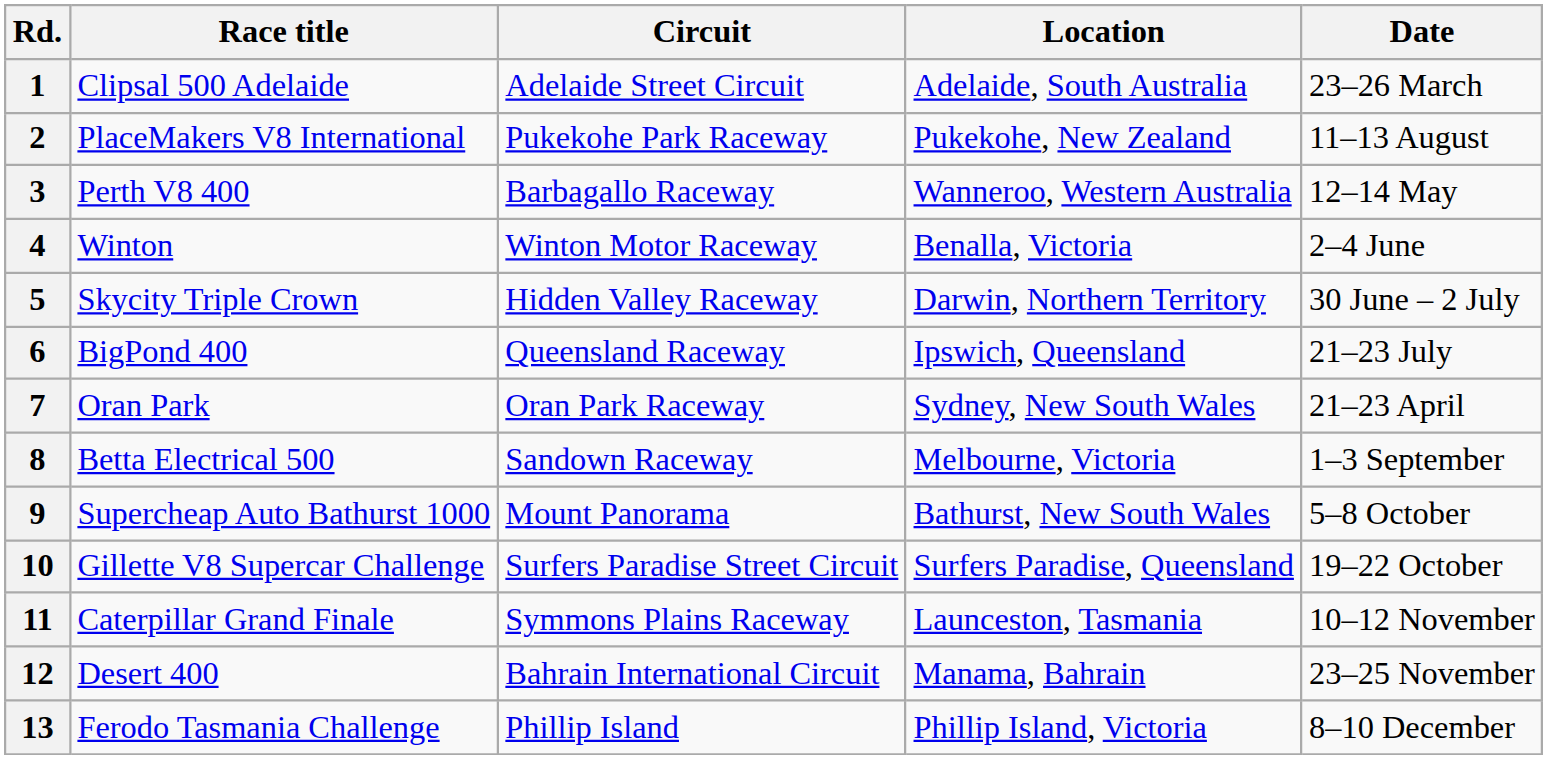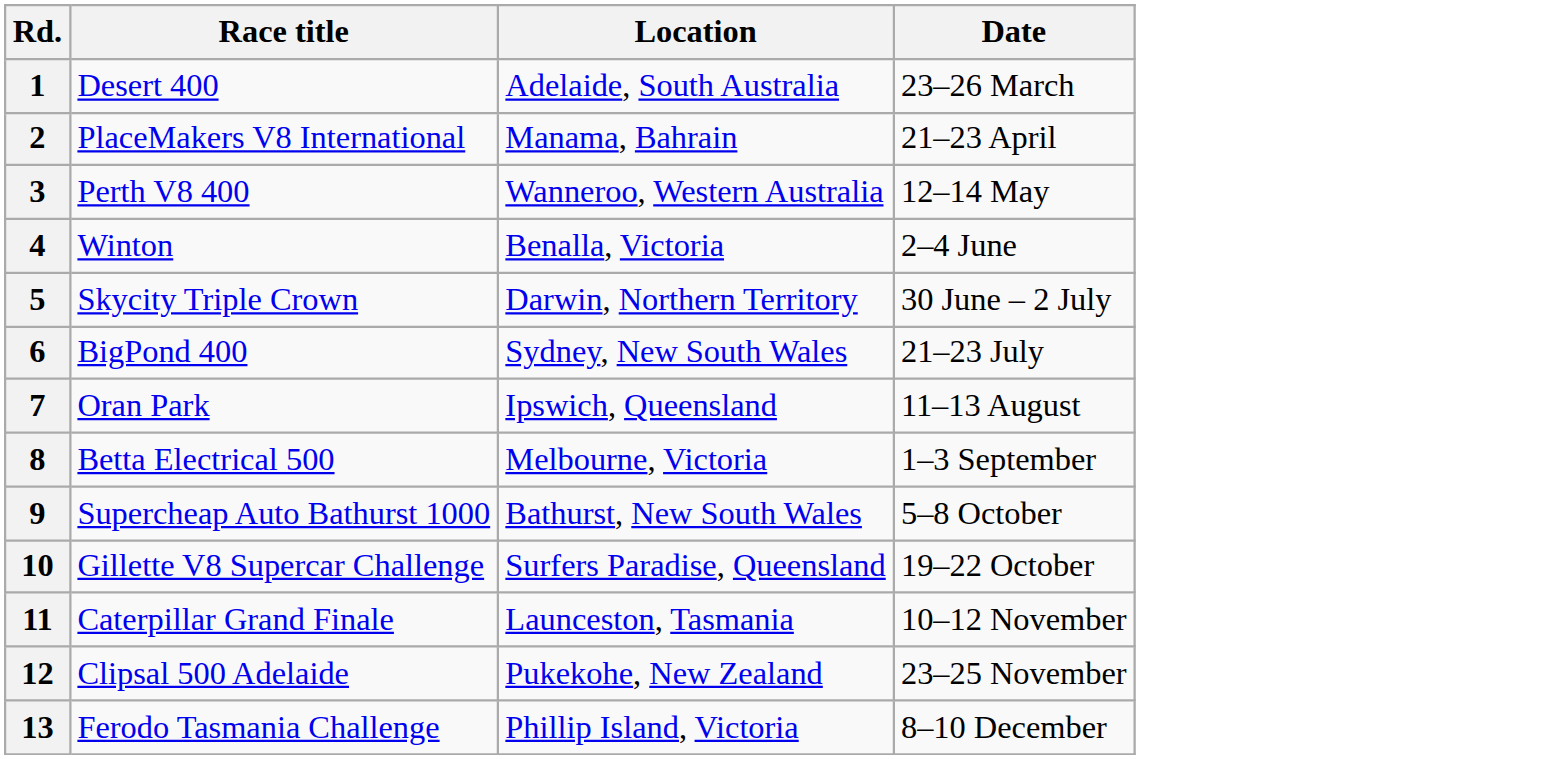- column: (702, 31)
(213, 85) Clipsal 500 Adelaide -> (148, 85) Desert 400
(1072, 138) Pukekohe, New Zealand -> (621, 138) Manama, Bahrain
(1399, 138) 11–13 August -> (979, 138) 21–23 April
(1049, 352) Ipswich, Queensland -> (676, 352) Sydney, New South Wales
(1084, 405) Sydney, New South Wales -> (641, 405) Ipswich, Queensland
(1387, 405) 21–23 April -> (991, 405) 11–13 August
(148, 672) Desert 400 -> (213, 672) Clipsal 500 Adelaide
(1030, 672) Manama, Bahrain -> (664, 672) Pukekohe, New Zealand
